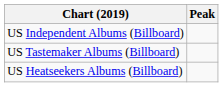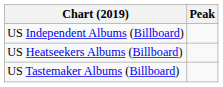rows swapped: (95, 71) <-> (93, 52)
